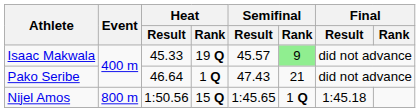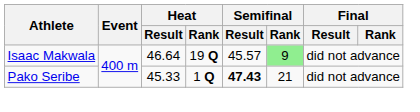(166, 56) 45.33 -> (163, 56) 46.64
(166, 77) 46.64 -> (163, 77) 45.33
(254, 77) normal -> (244, 77) bold
- row: (39, 98)
